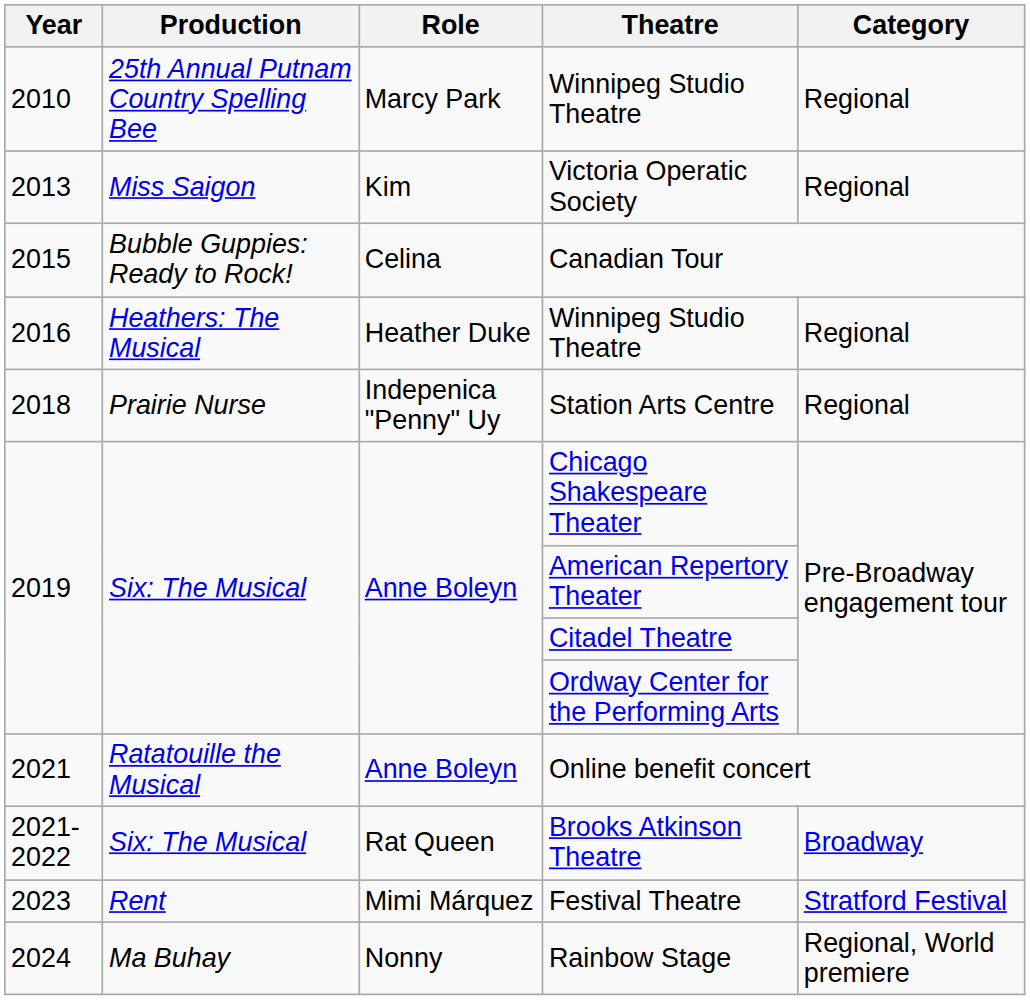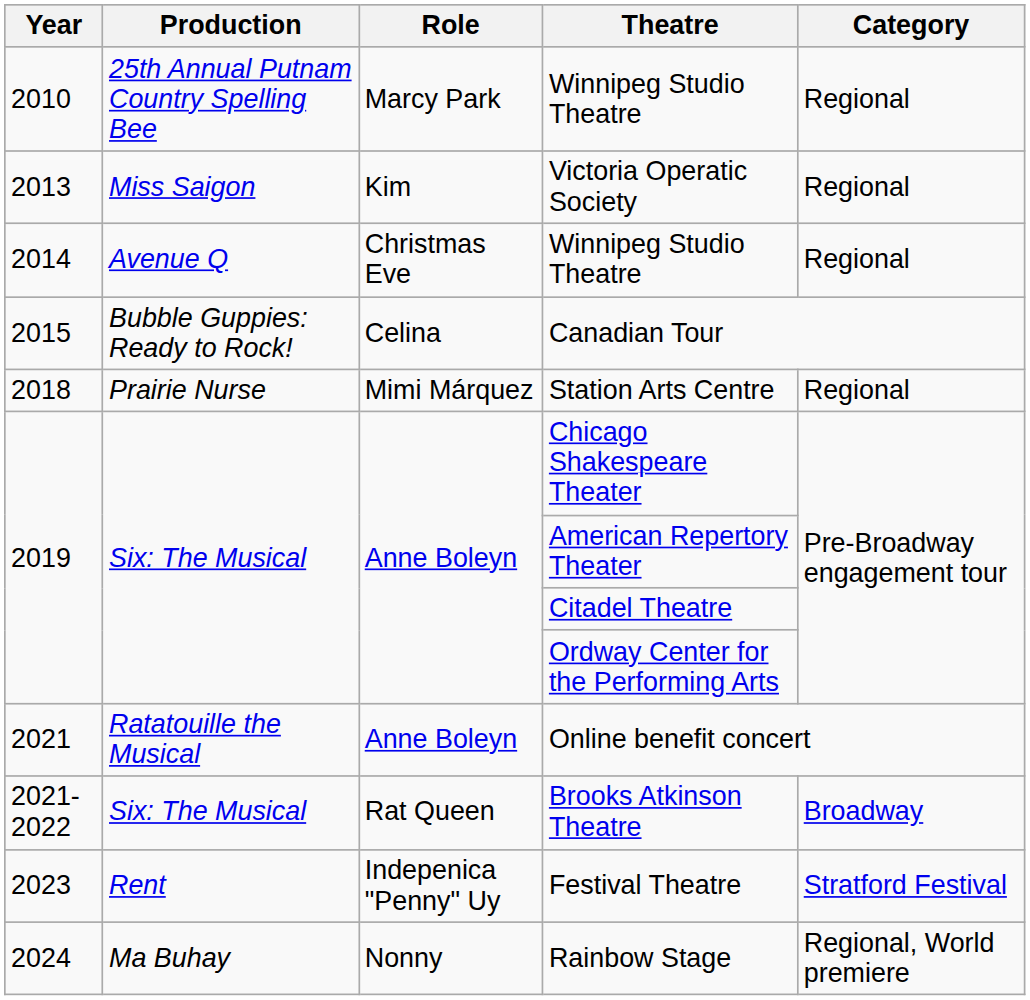+ row: (41, 259)
- row: (41, 332)
(433, 405) Indepenica "Penny" Uy -> (449, 390) Mimi Márquez
(449, 900) Mimi Márquez -> (433, 885) Indepenica "Penny" Uy
